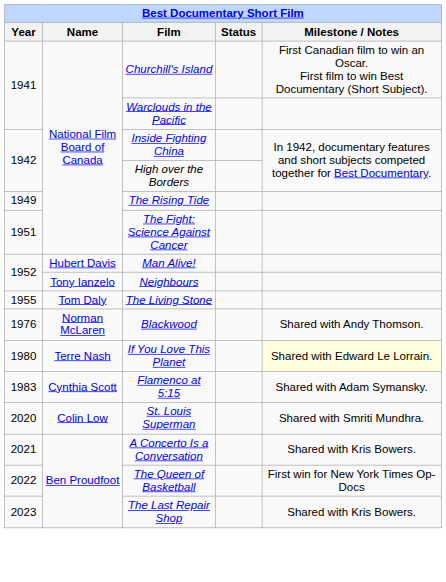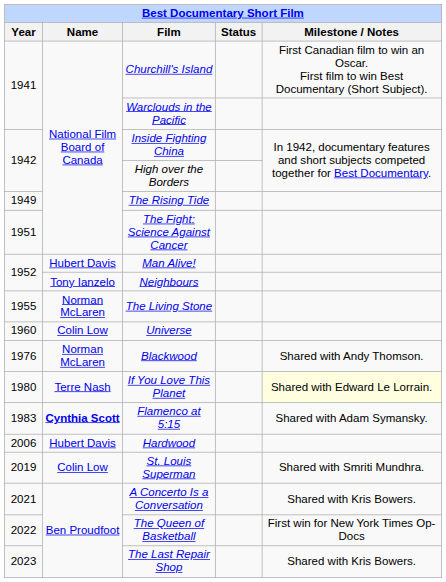(83, 300) Tom Daly -> (83, 306) Norman McLaren
+ row: (169, 331)
(83, 387) normal -> (83, 418) bold
+ row: (169, 443)
(24, 418) 2020 -> (24, 467) 2019
